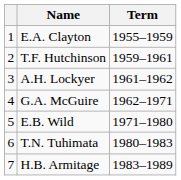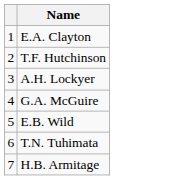- column: (143, 15)
